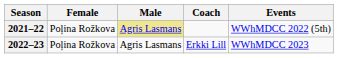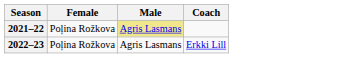- column: (281, 12)
